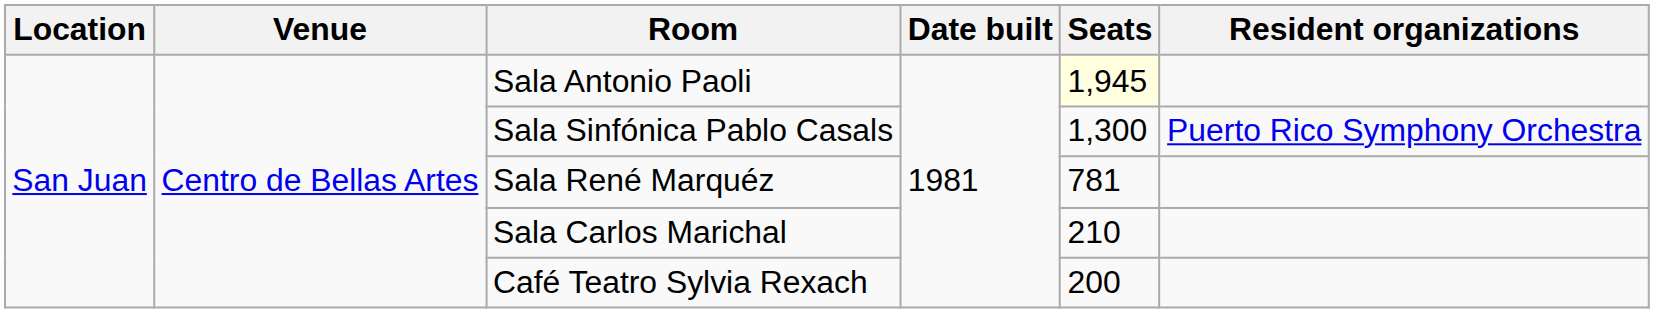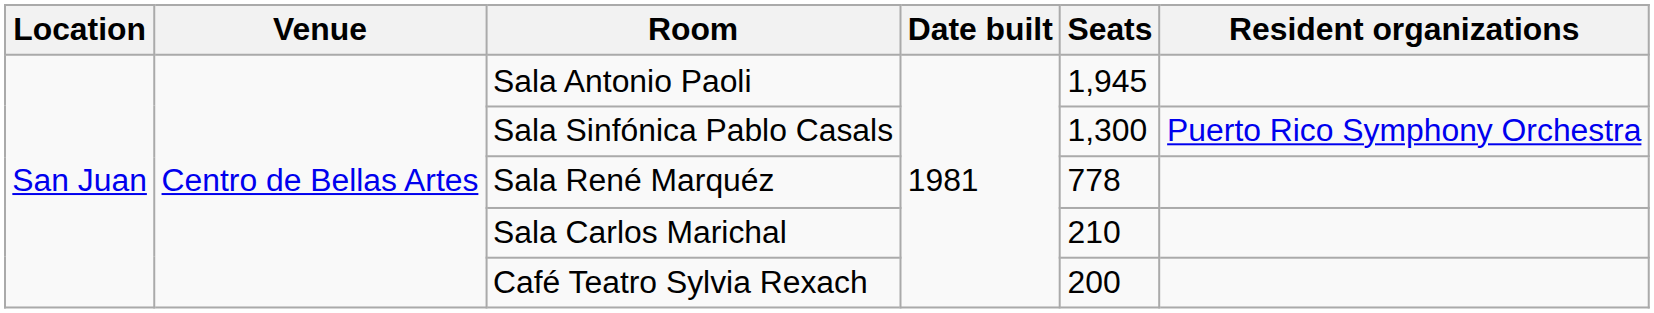(1107, 80) lightyellow background -> (1107, 80) no background
(1094, 181) 781 -> (1094, 181) 778
